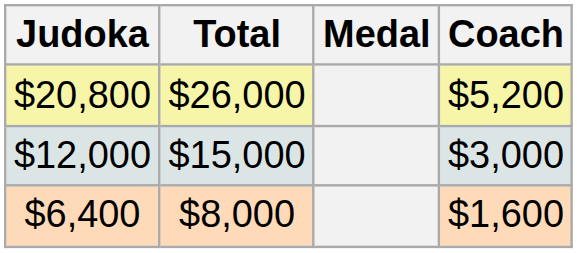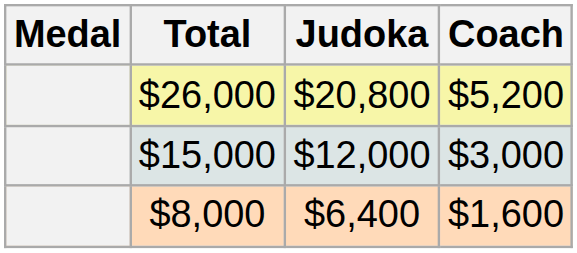columns swapped: (377, 34) <-> (82, 34)
